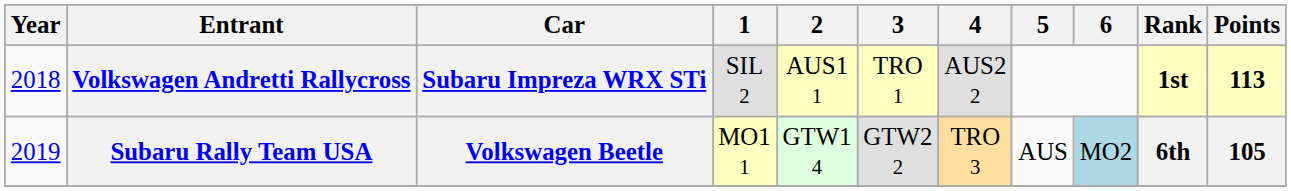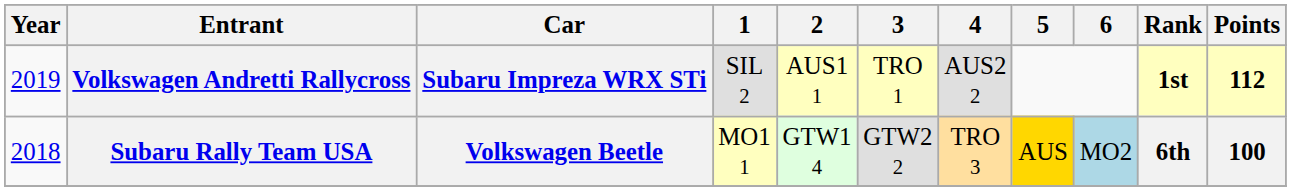(36, 80) 2018 -> (36, 80) 2019
(1247, 80) 113 -> (1247, 80) 112
(36, 150) 2019 -> (36, 150) 2018
(1043, 150) no background -> (1043, 150) gold background
(1247, 150) 105 -> (1247, 150) 100
